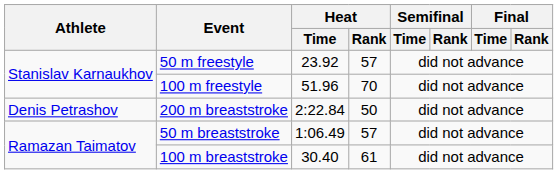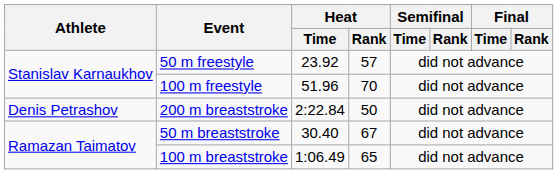(320, 134) 1:06.49 -> (320, 134) 30.40
(369, 134) 57 -> (369, 134) 67
(320, 157) 30.40 -> (320, 157) 1:06.49
(369, 157) 61 -> (369, 157) 65
